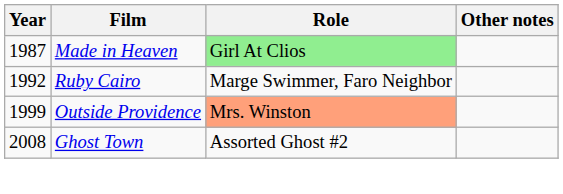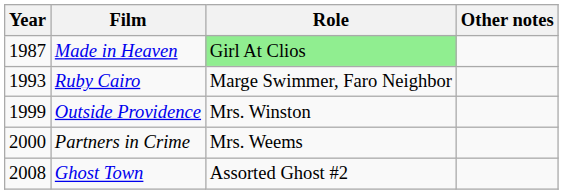(28, 81) 1992 -> (28, 81) 1993
(260, 112) lightsalmon background -> (260, 112) no background
+ row: (122, 142)
